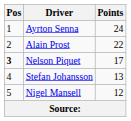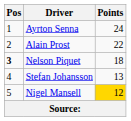(118, 60) 17 -> (118, 60) 18
(118, 92) no background -> (118, 92) gold background
